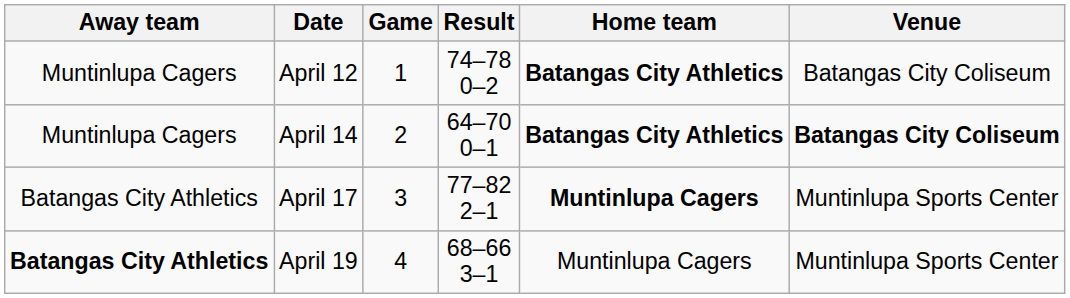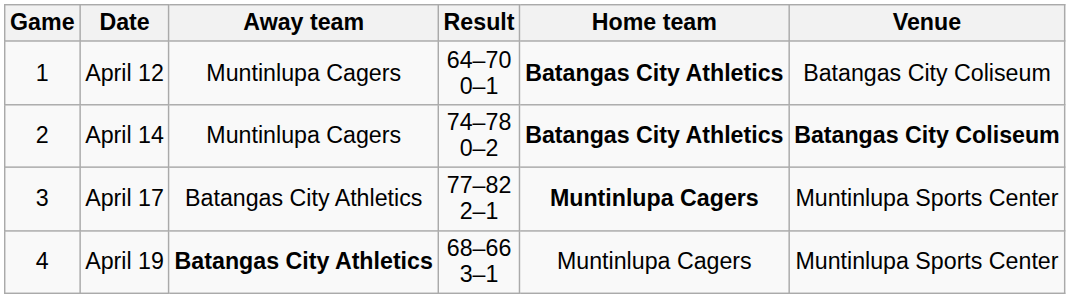columns swapped: (401, 22) <-> (139, 22)
(479, 72) 74–78 0–2 -> (479, 72) 64–70 0–1
(479, 135) 64–70 0–1 -> (479, 135) 74–78 0–2
